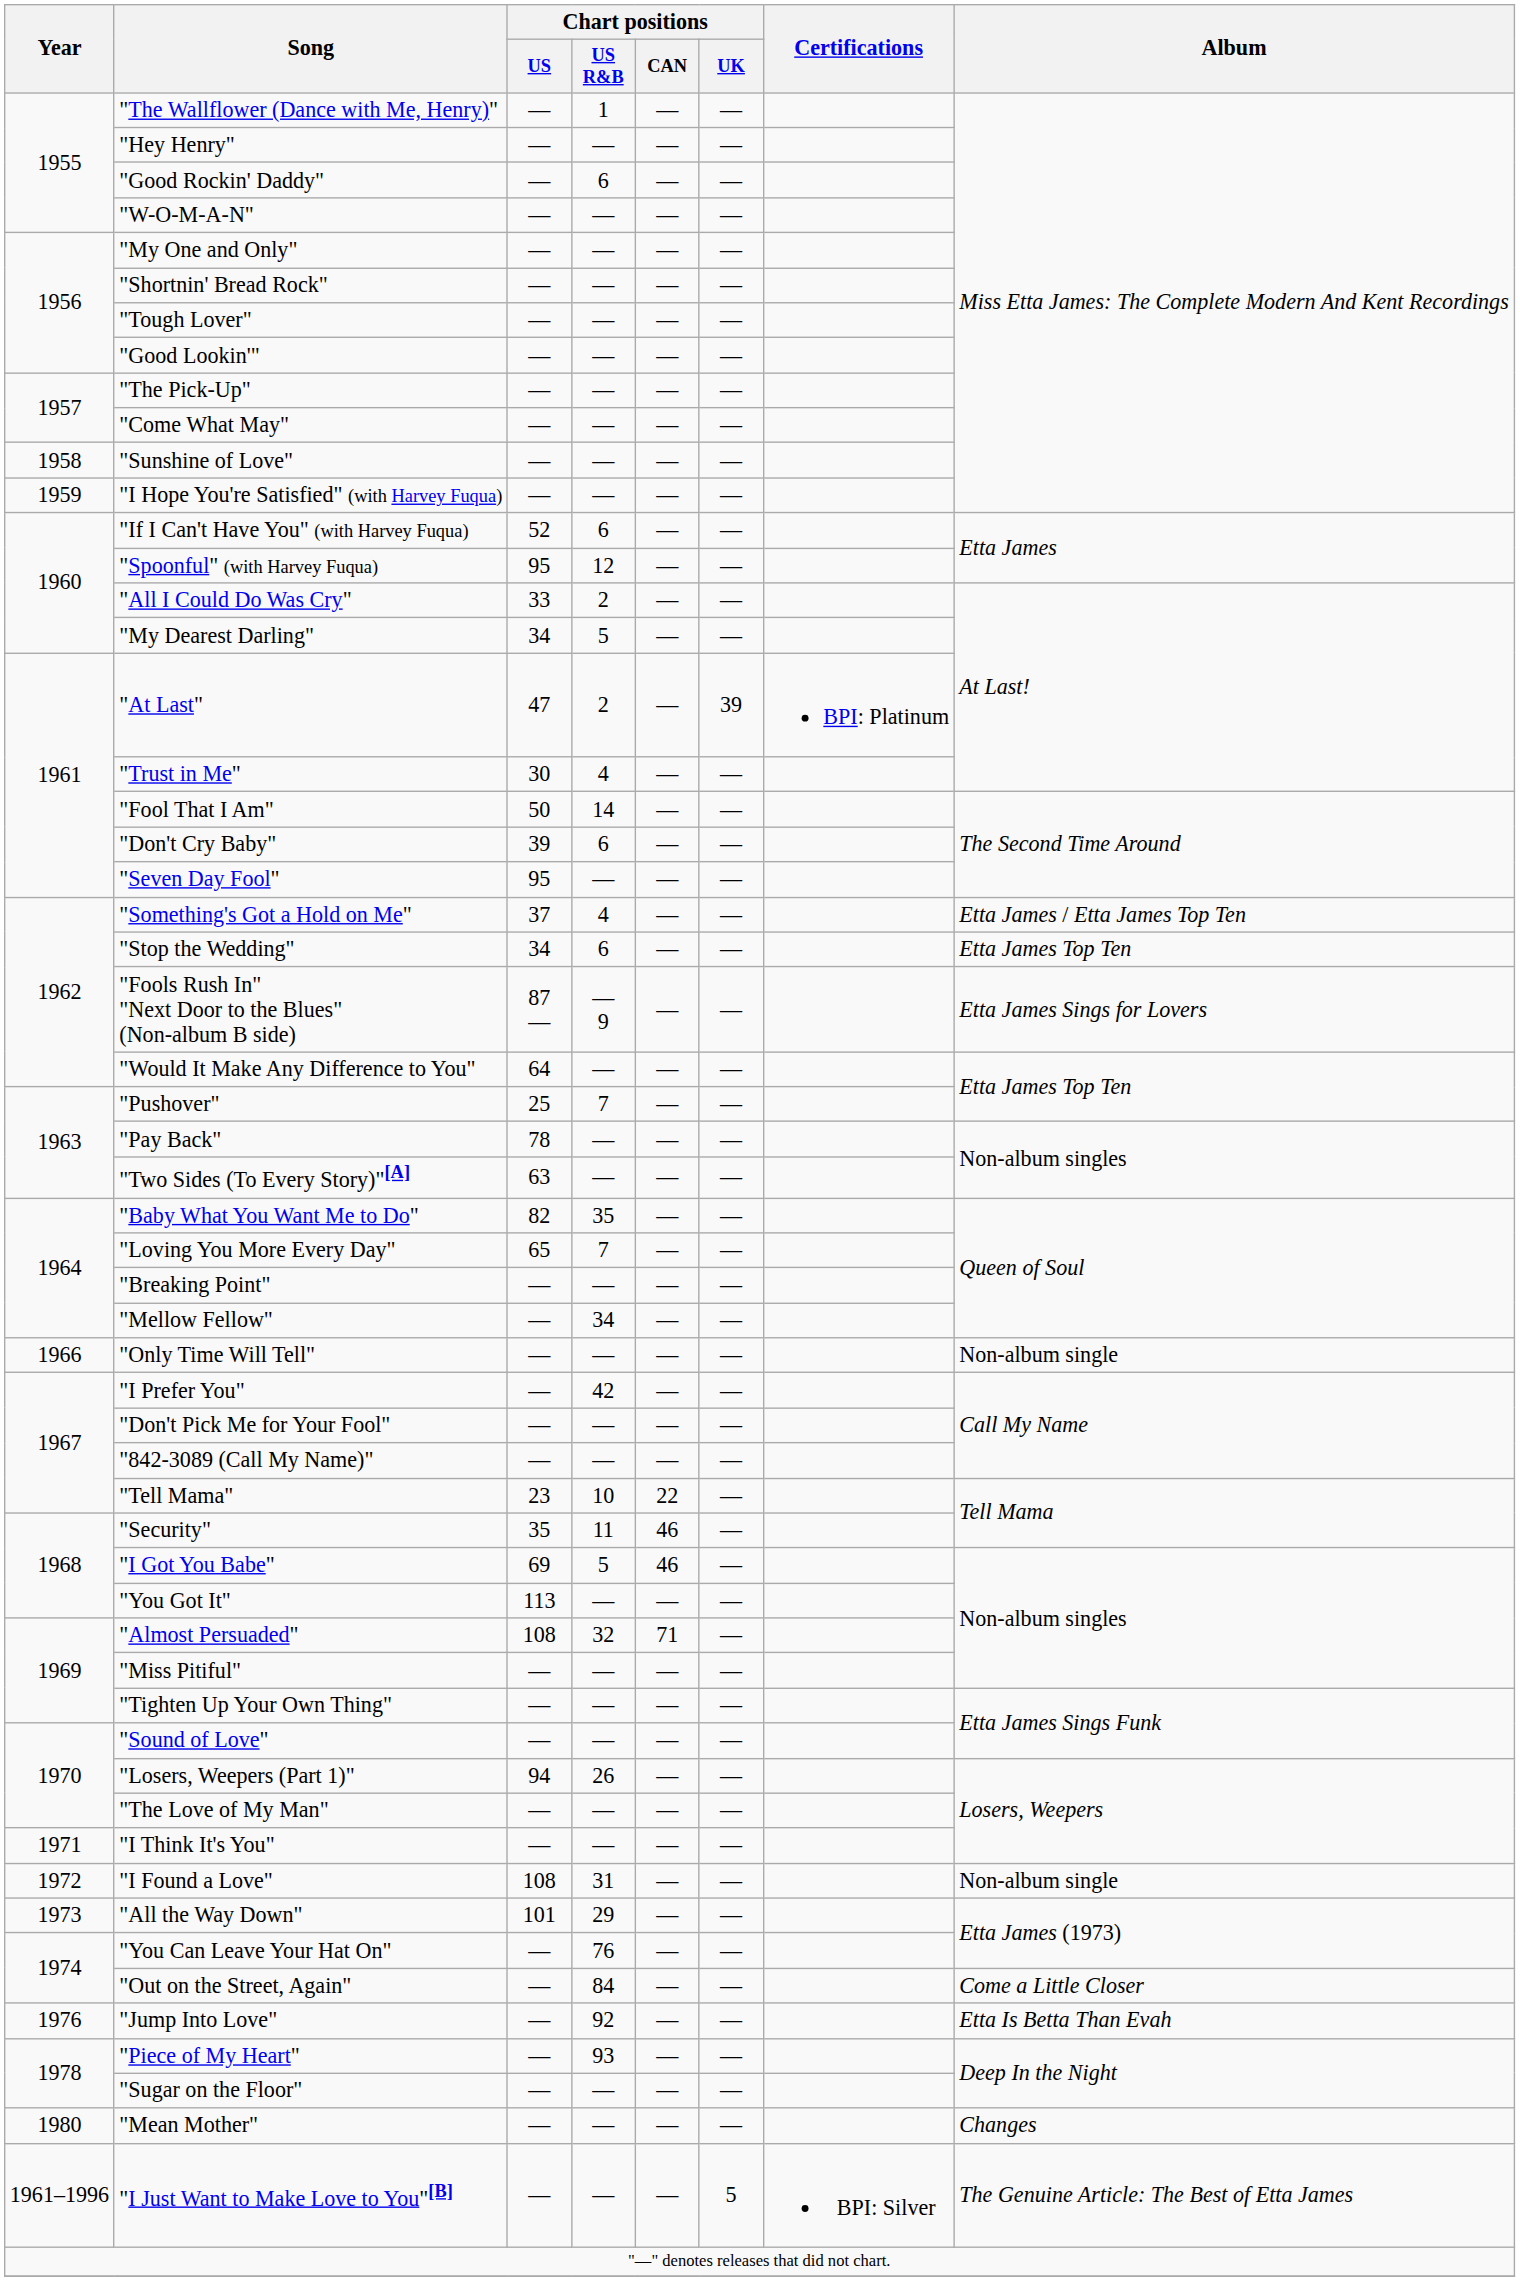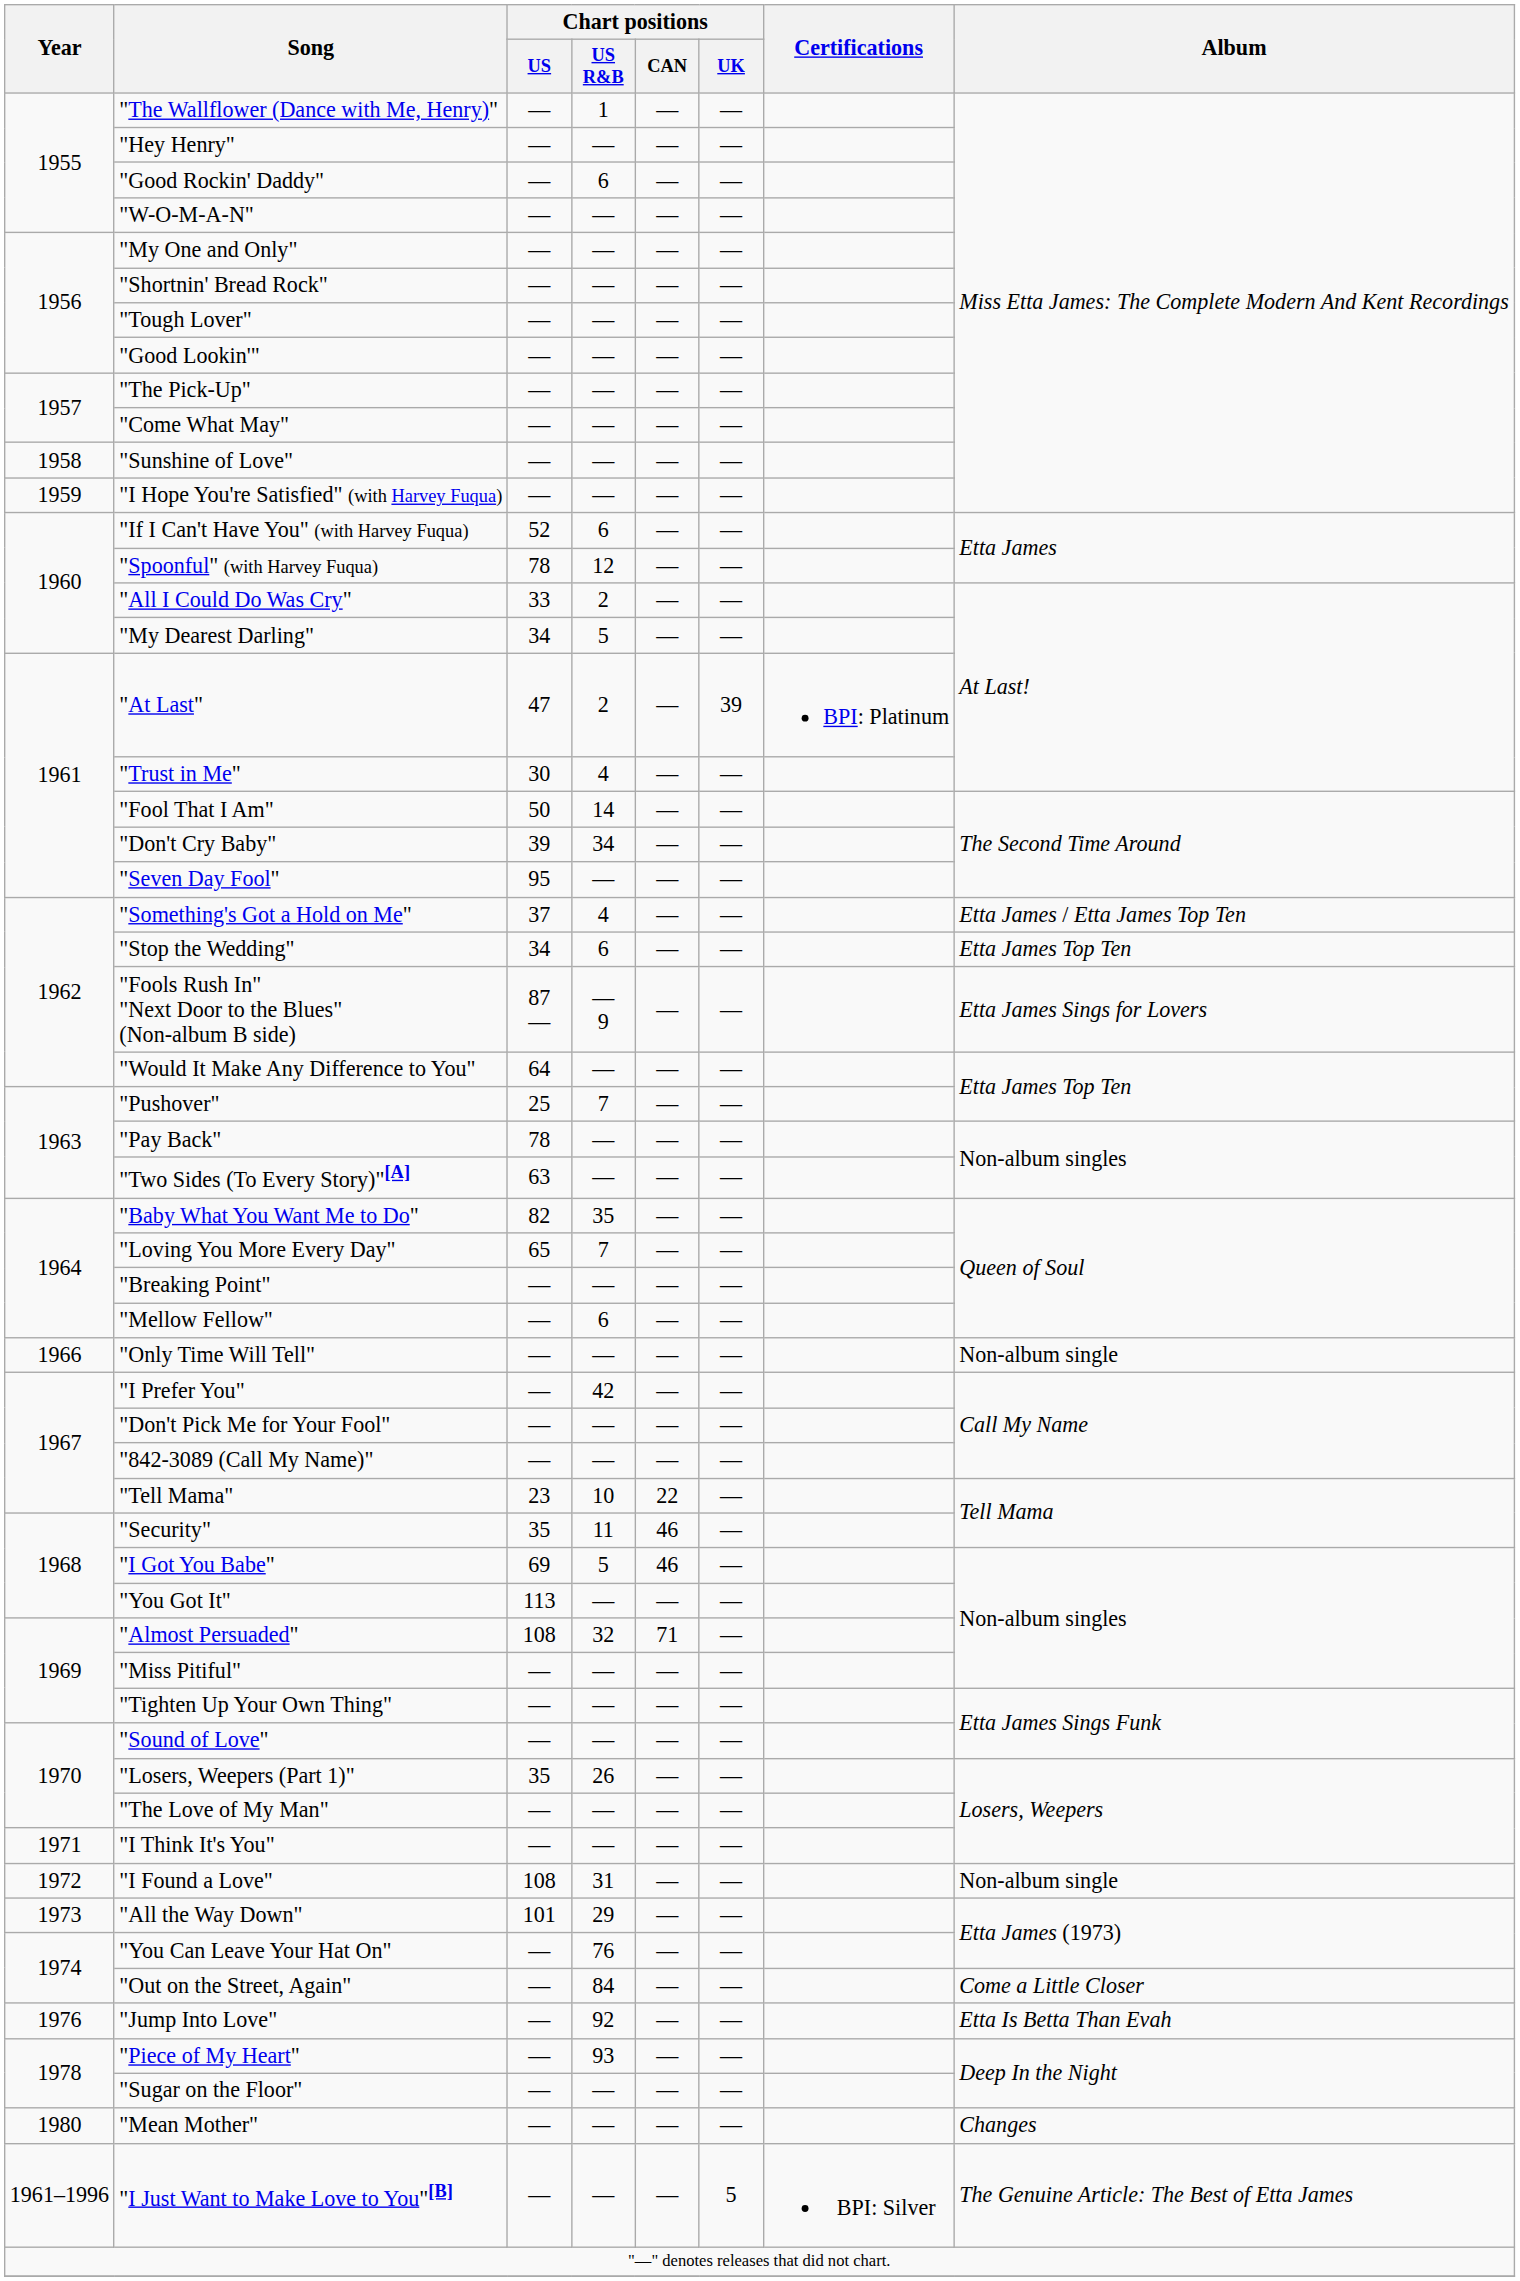(539, 565) 95 -> (539, 565) 78
(603, 844) 6 -> (603, 844) 34
(603, 1320) 34 -> (603, 1320) 6
(539, 1775) 94 -> (539, 1775) 35
